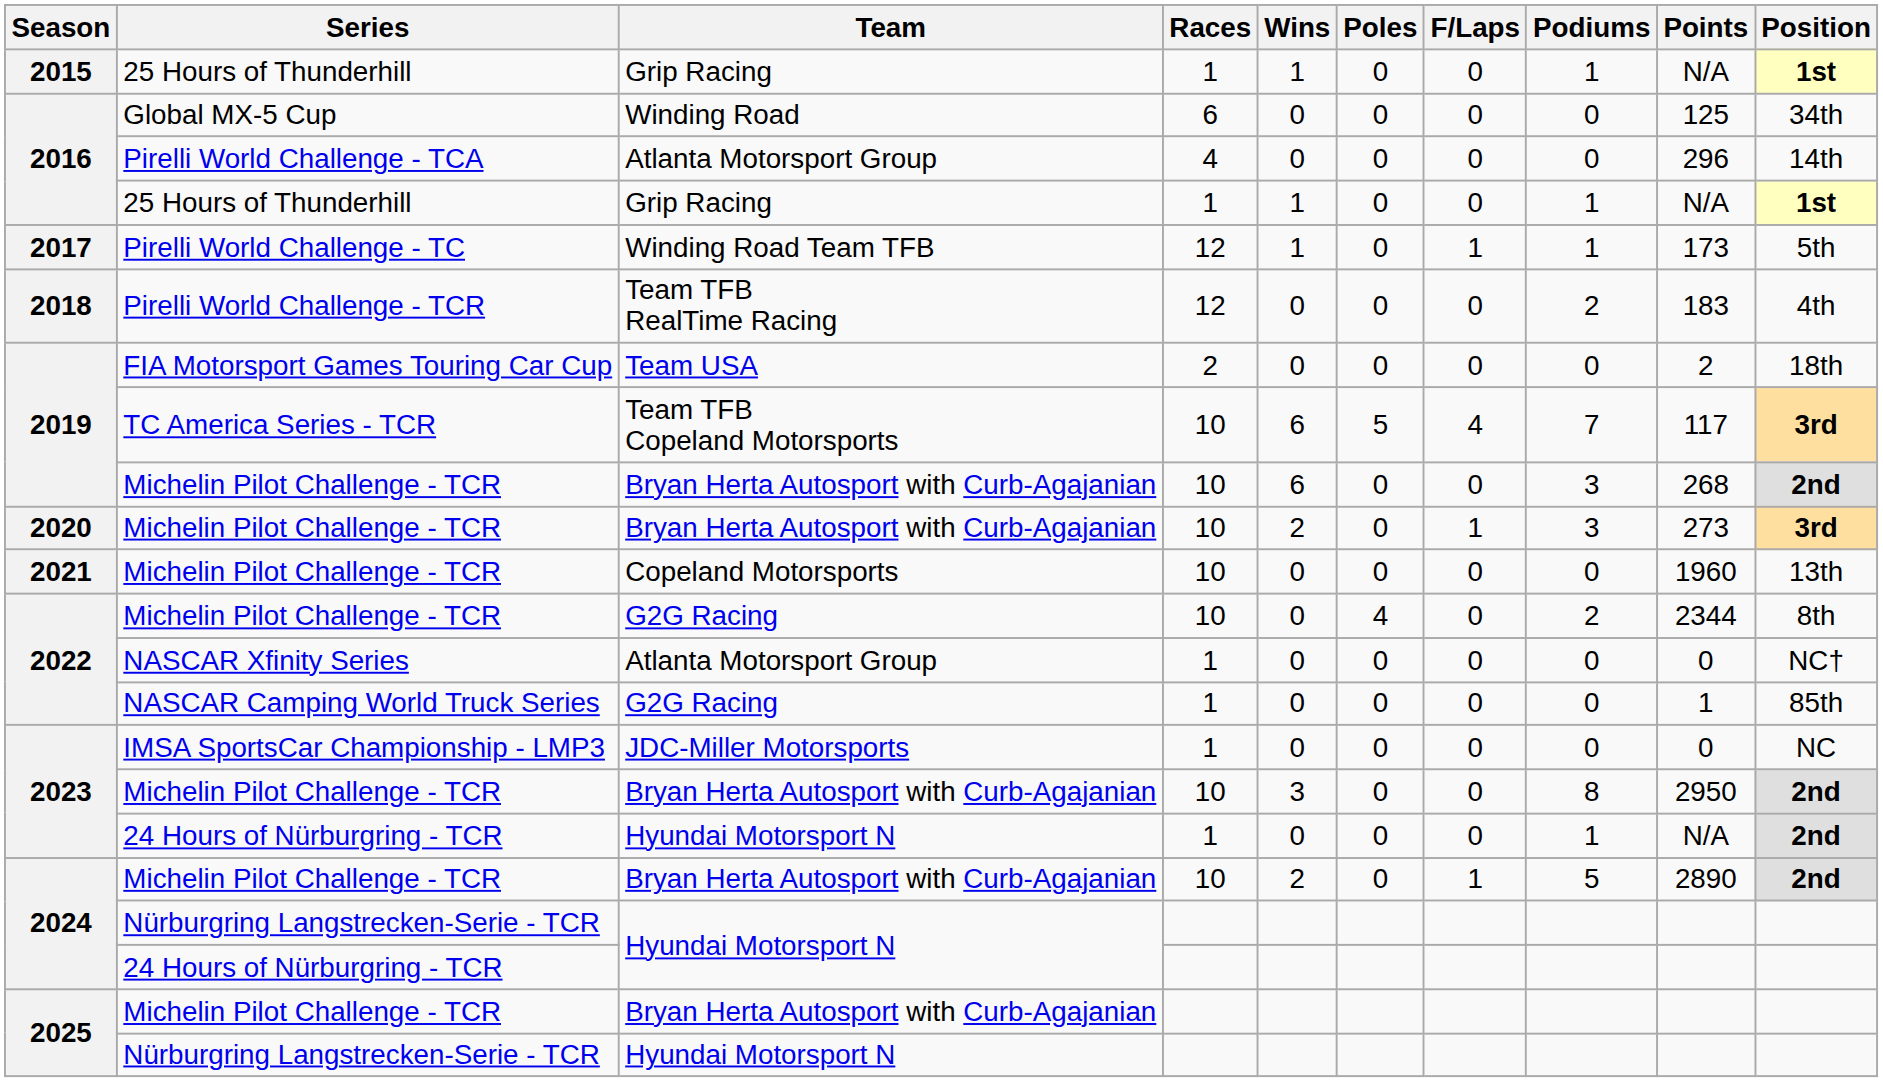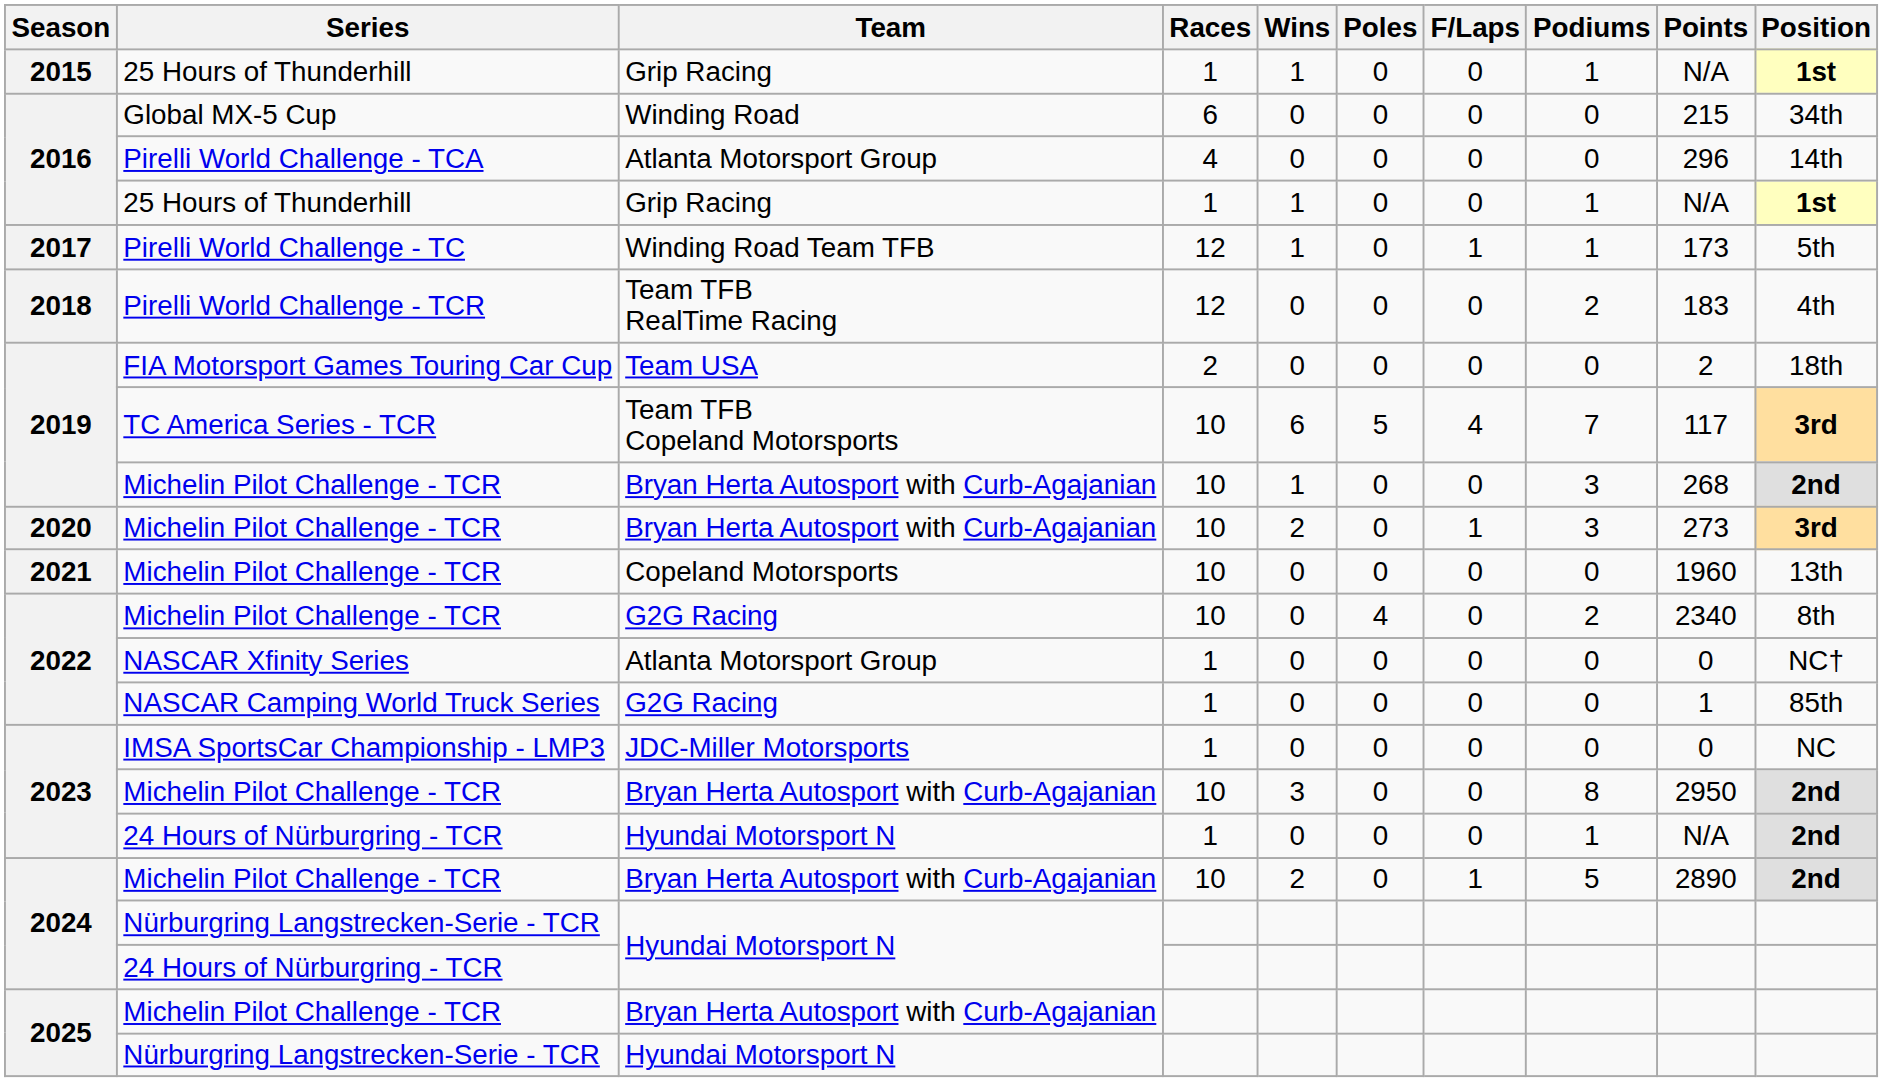(1706, 115) 125 -> (1706, 115) 215
(1297, 484) 6 -> (1297, 484) 1
(1706, 616) 2344 -> (1706, 616) 2340
